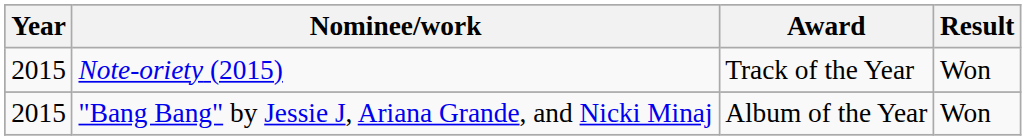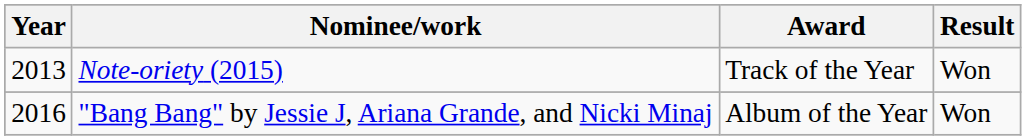(39, 69) 2015 -> (39, 69) 2013
(39, 112) 2015 -> (39, 112) 2016
